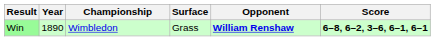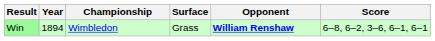(53, 28) 1890 -> (53, 28) 1894
(375, 28) bold -> (375, 28) normal
